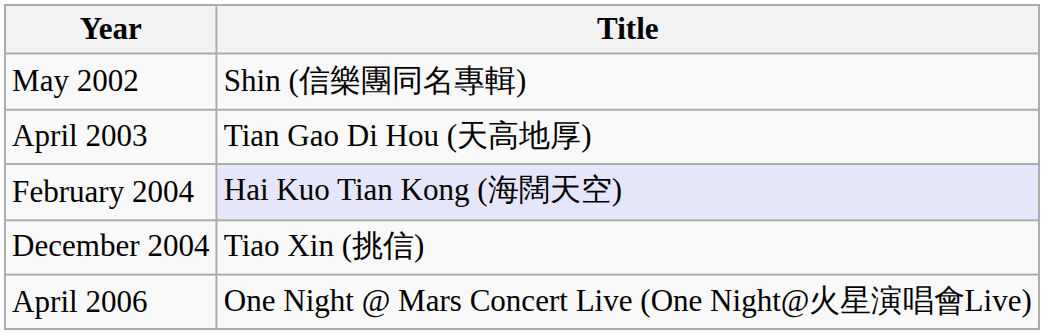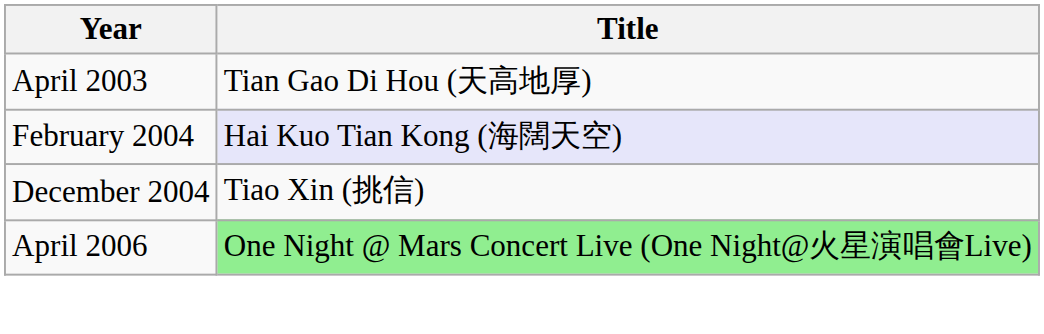- row: (75, 81)
(628, 300) no background -> (628, 245) lightgreen background
